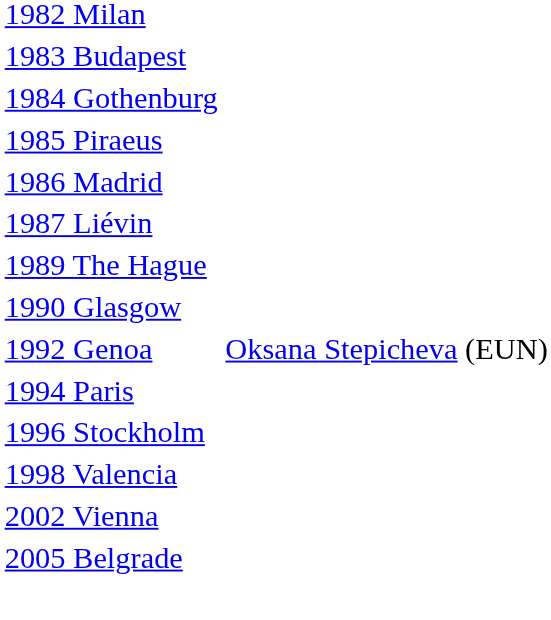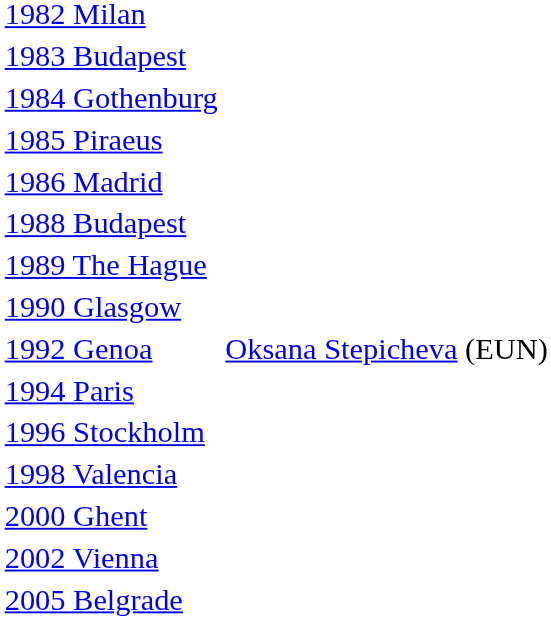- row: (79, 223)
+ row: (95, 223)
+ row: (76, 515)
